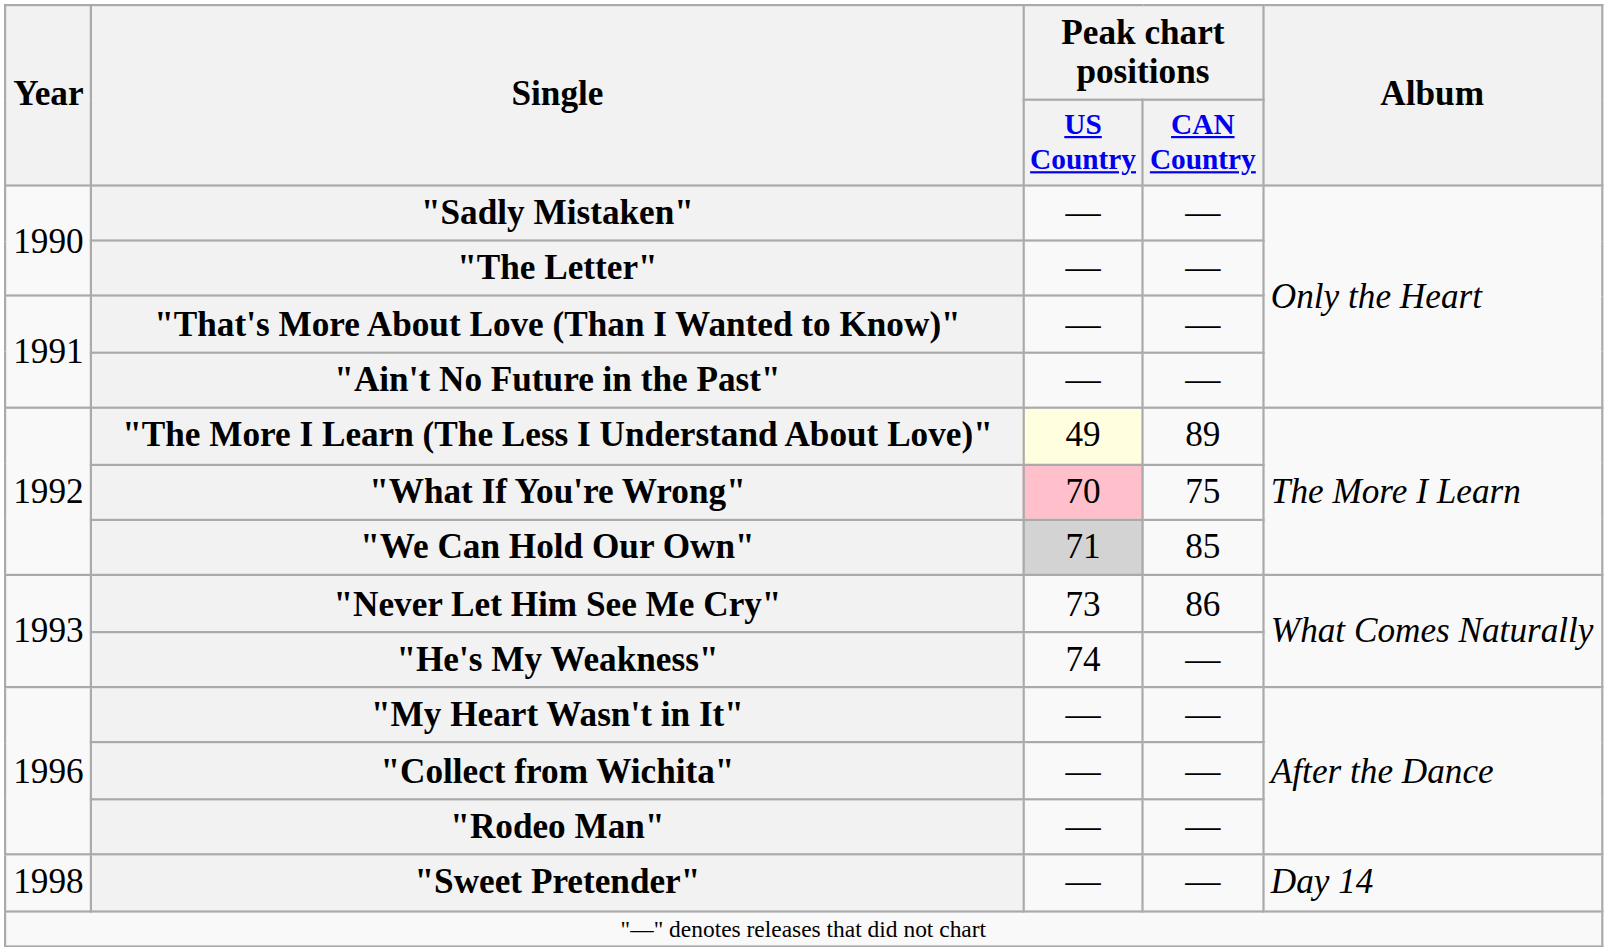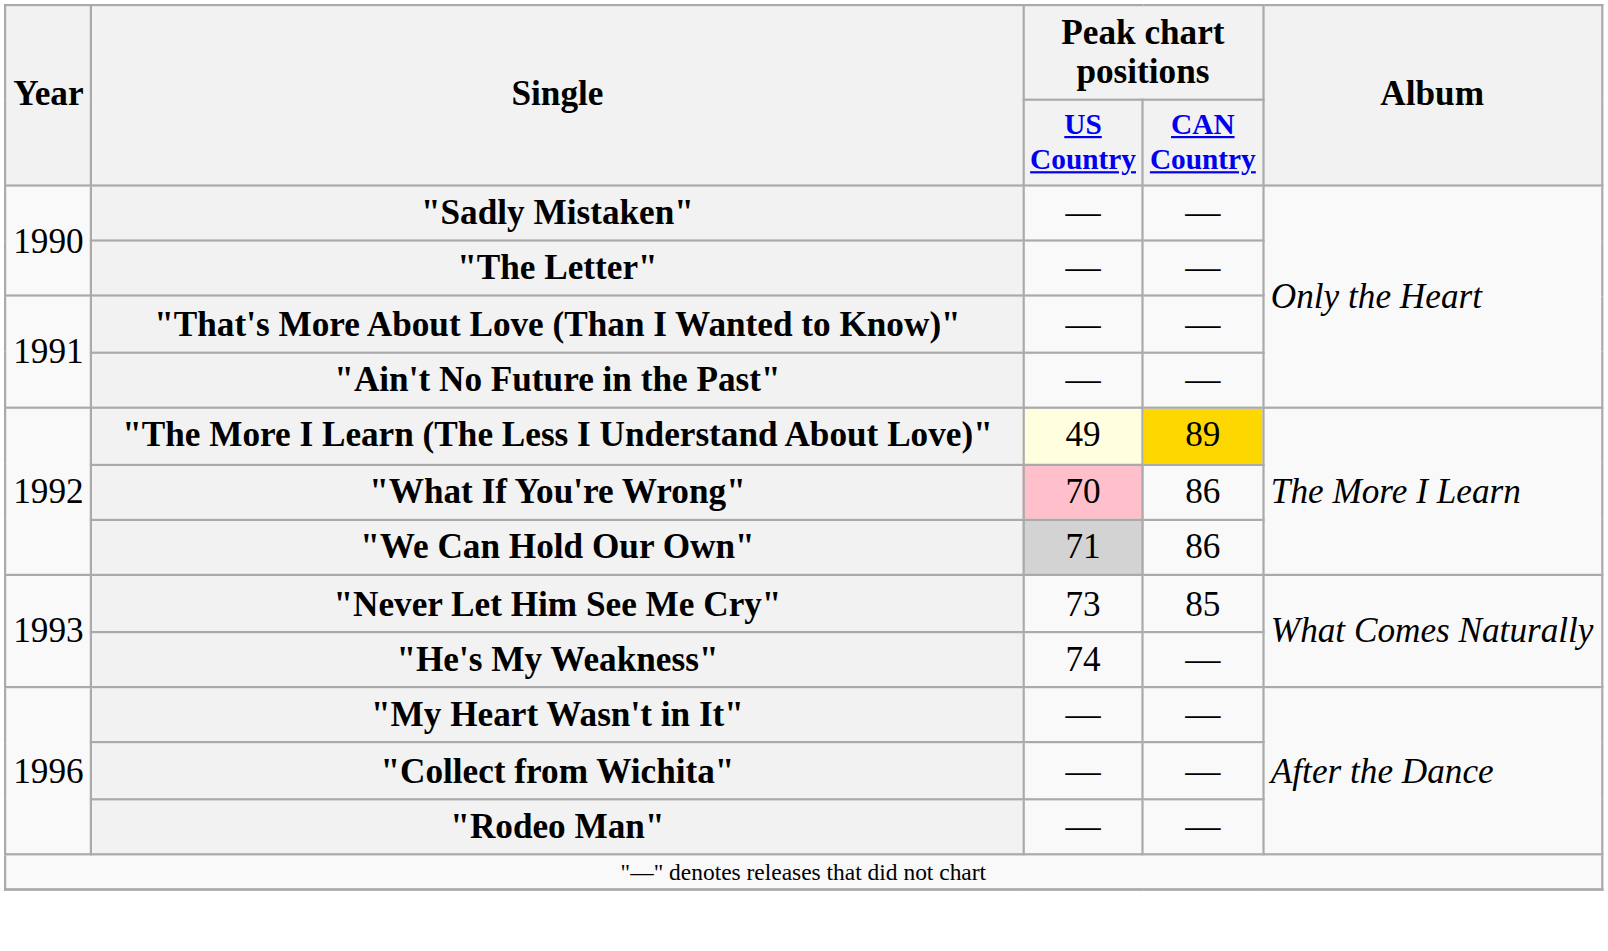(1203, 435) no background -> (1203, 435) gold background
(1203, 491) 75 -> (1203, 491) 86
(1203, 547) 85 -> (1203, 547) 86
(1203, 602) 86 -> (1203, 602) 85
- row: (557, 882)
